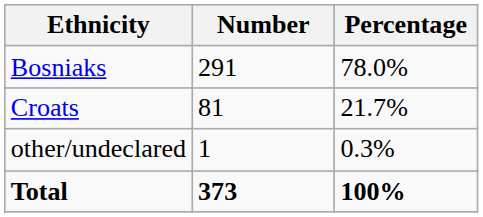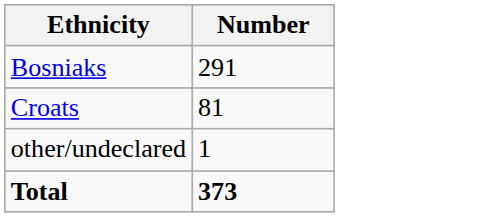- column: (406, 25)
